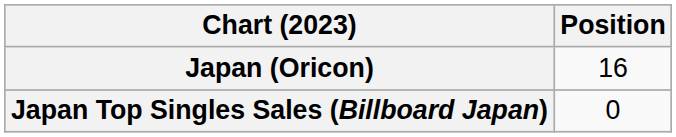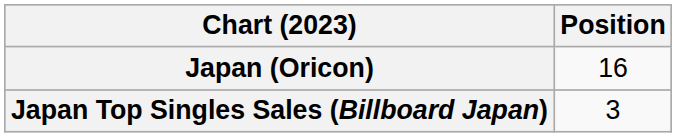(613, 110) 0 -> (613, 110) 3
